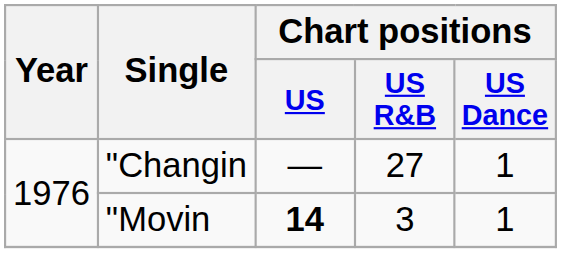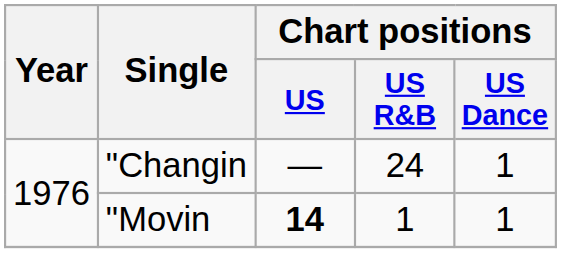(405, 165) 27 -> (405, 165) 24
(405, 219) 3 -> (405, 219) 1
